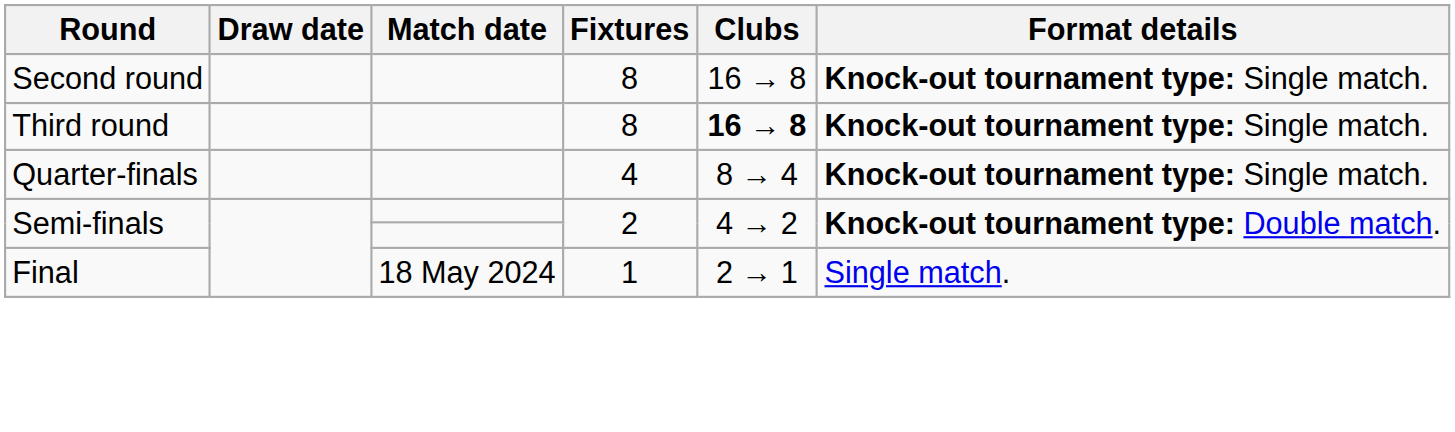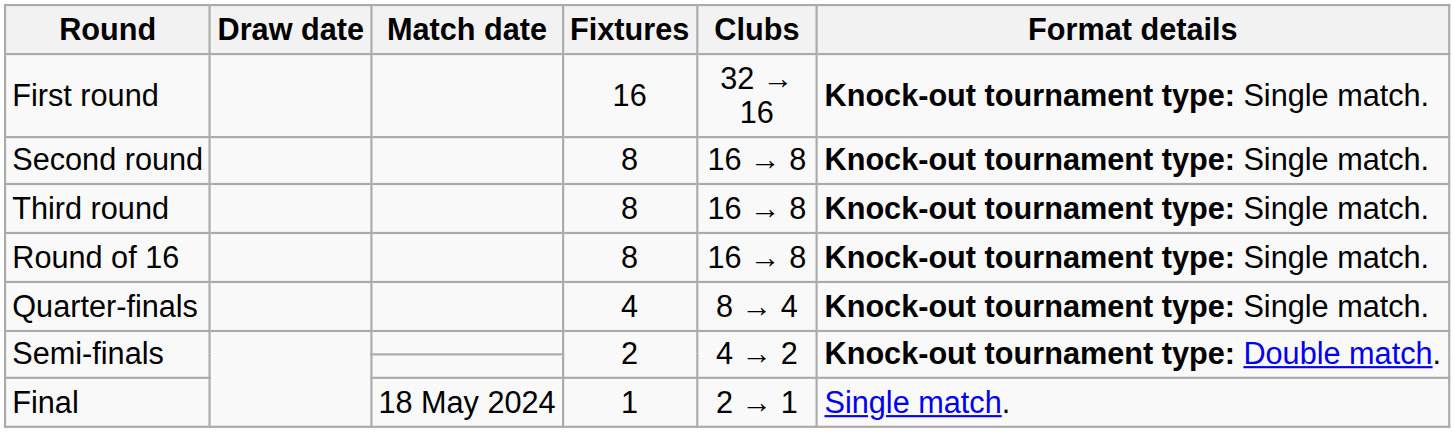+ row: (86, 95)
(757, 127) bold -> (757, 209) normal
+ row: (96, 258)
